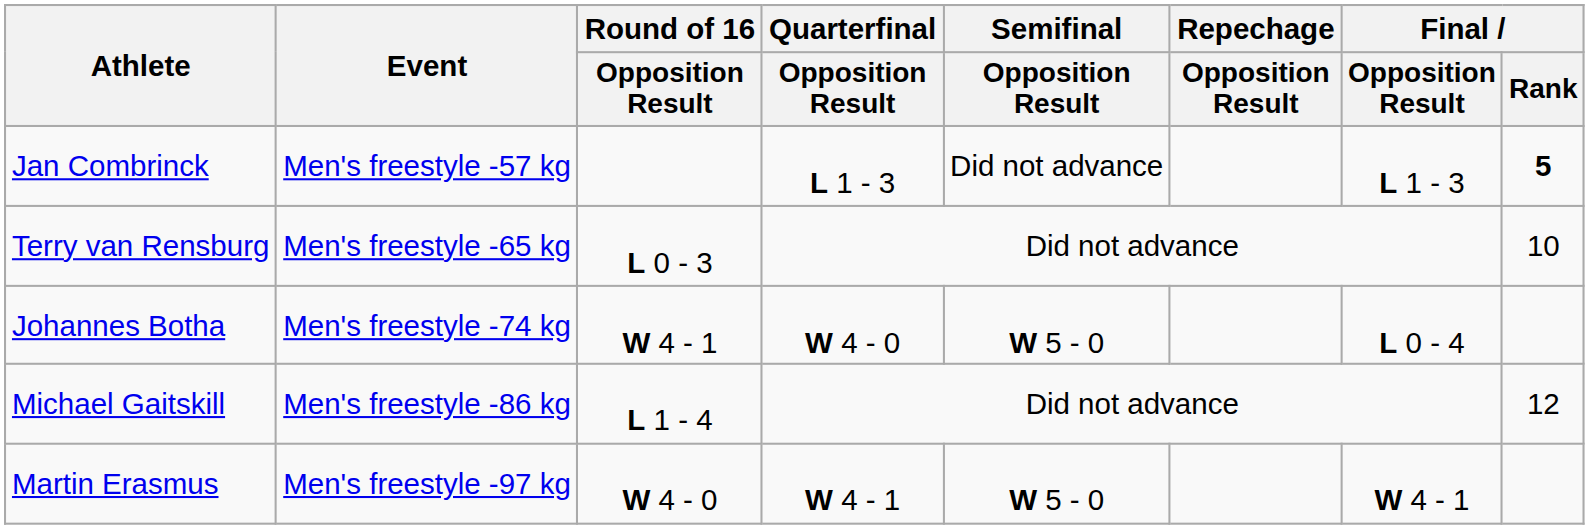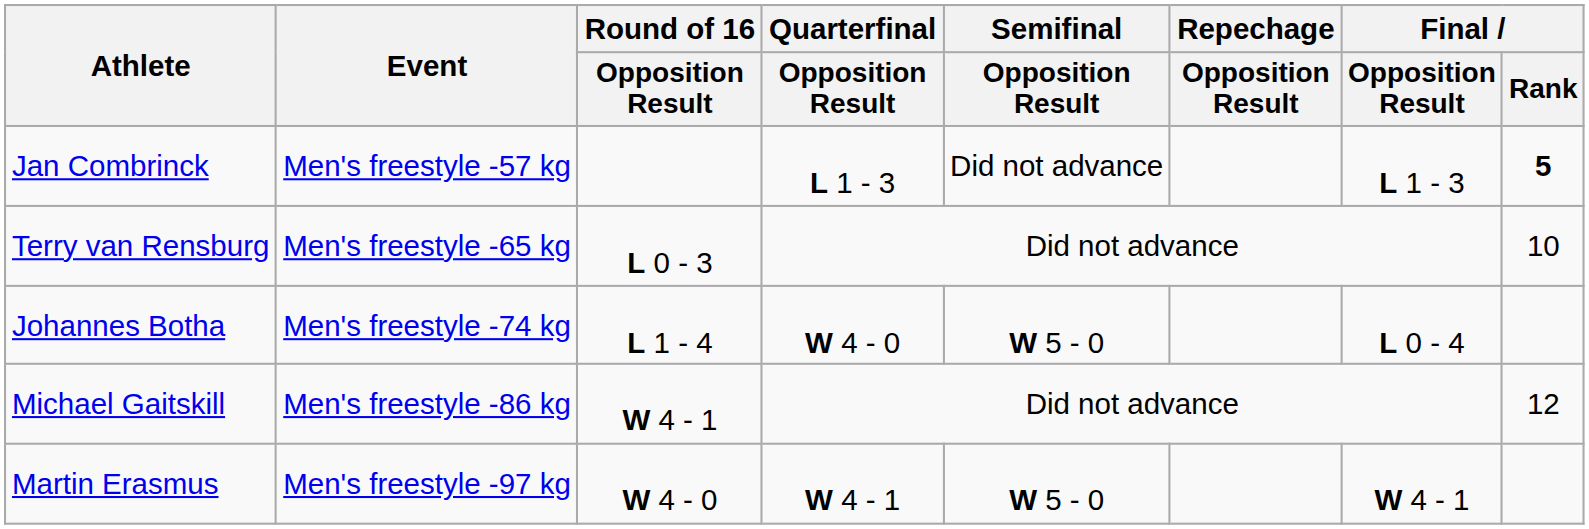(670, 342) W 4 - 1 -> (670, 342) L 1 - 4
(670, 421) L 1 - 4 -> (670, 421) W 4 - 1
